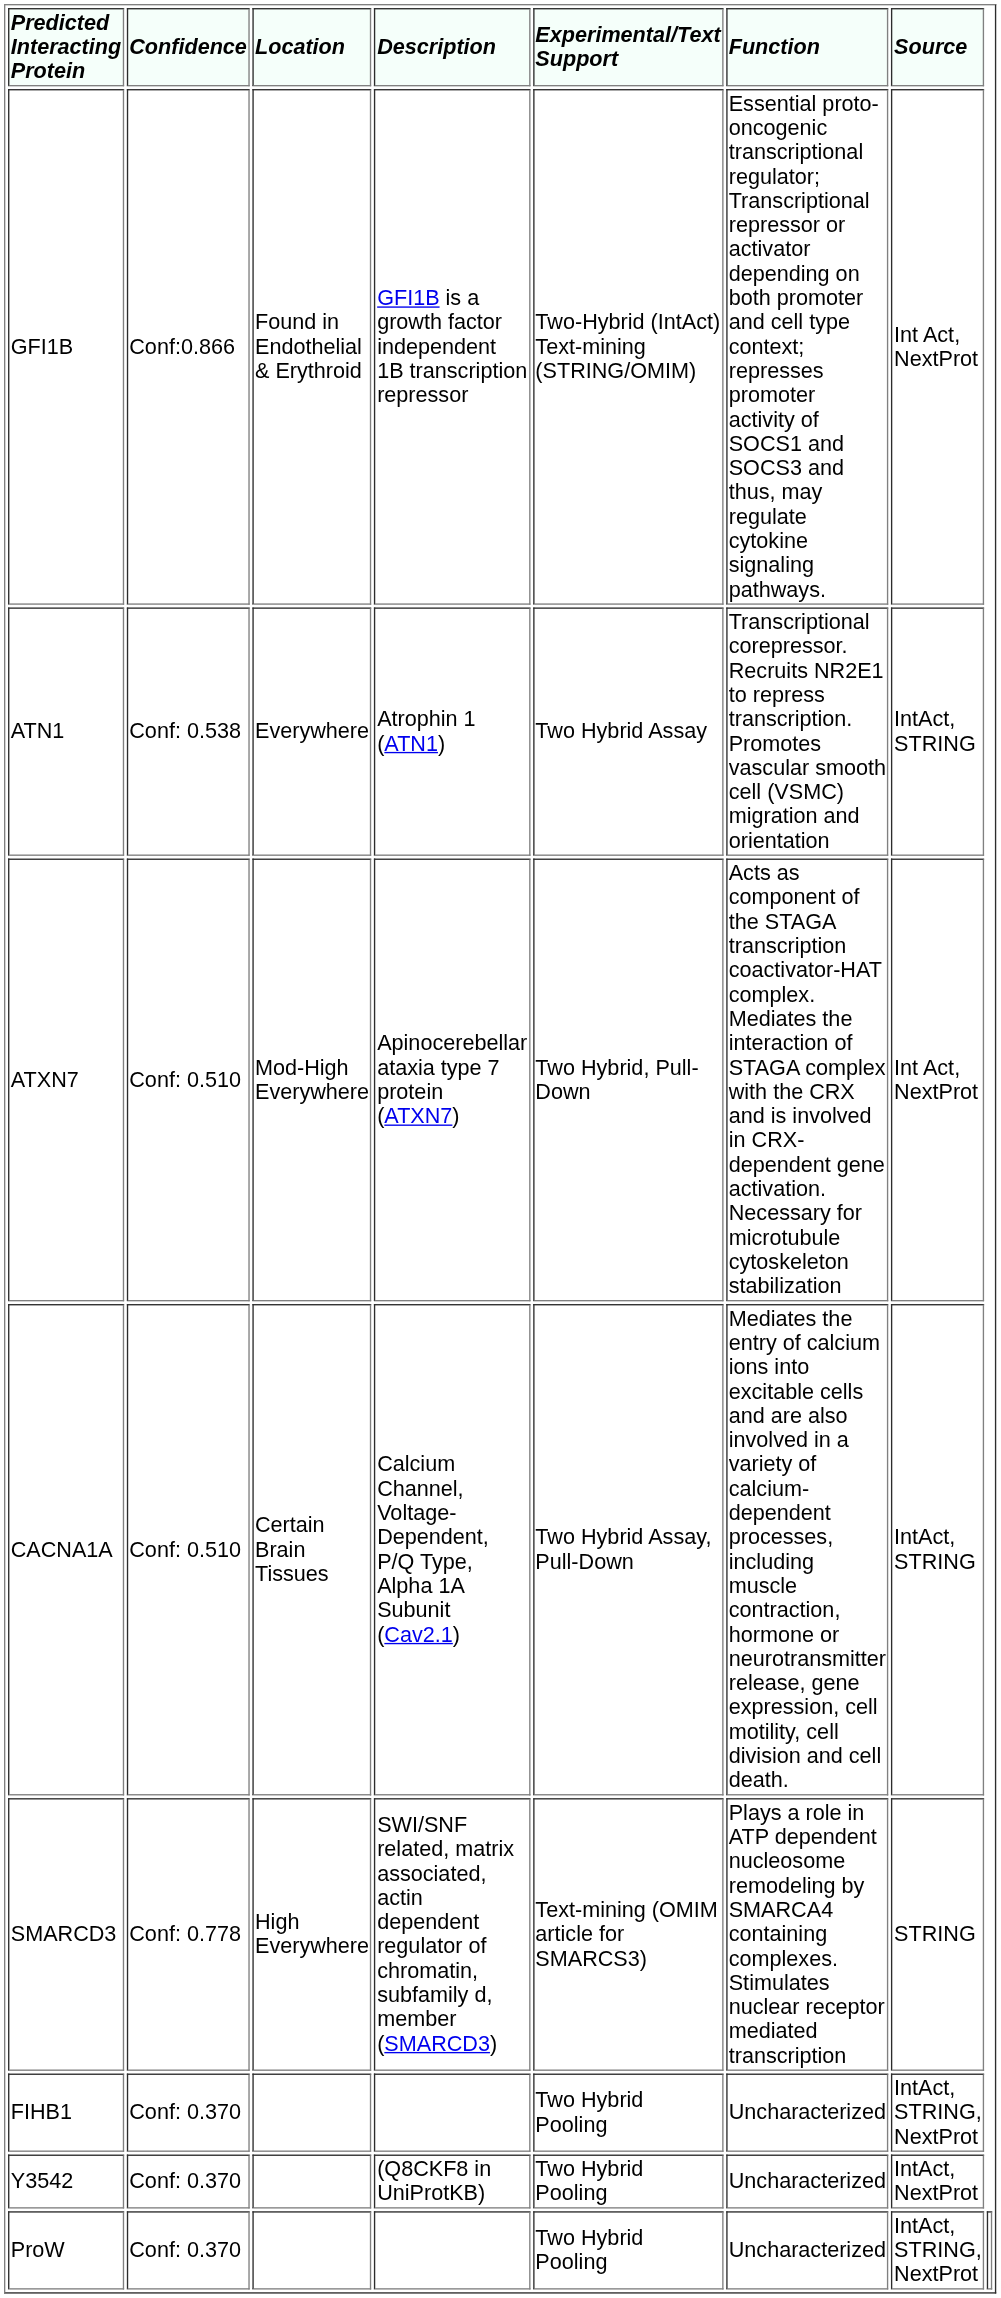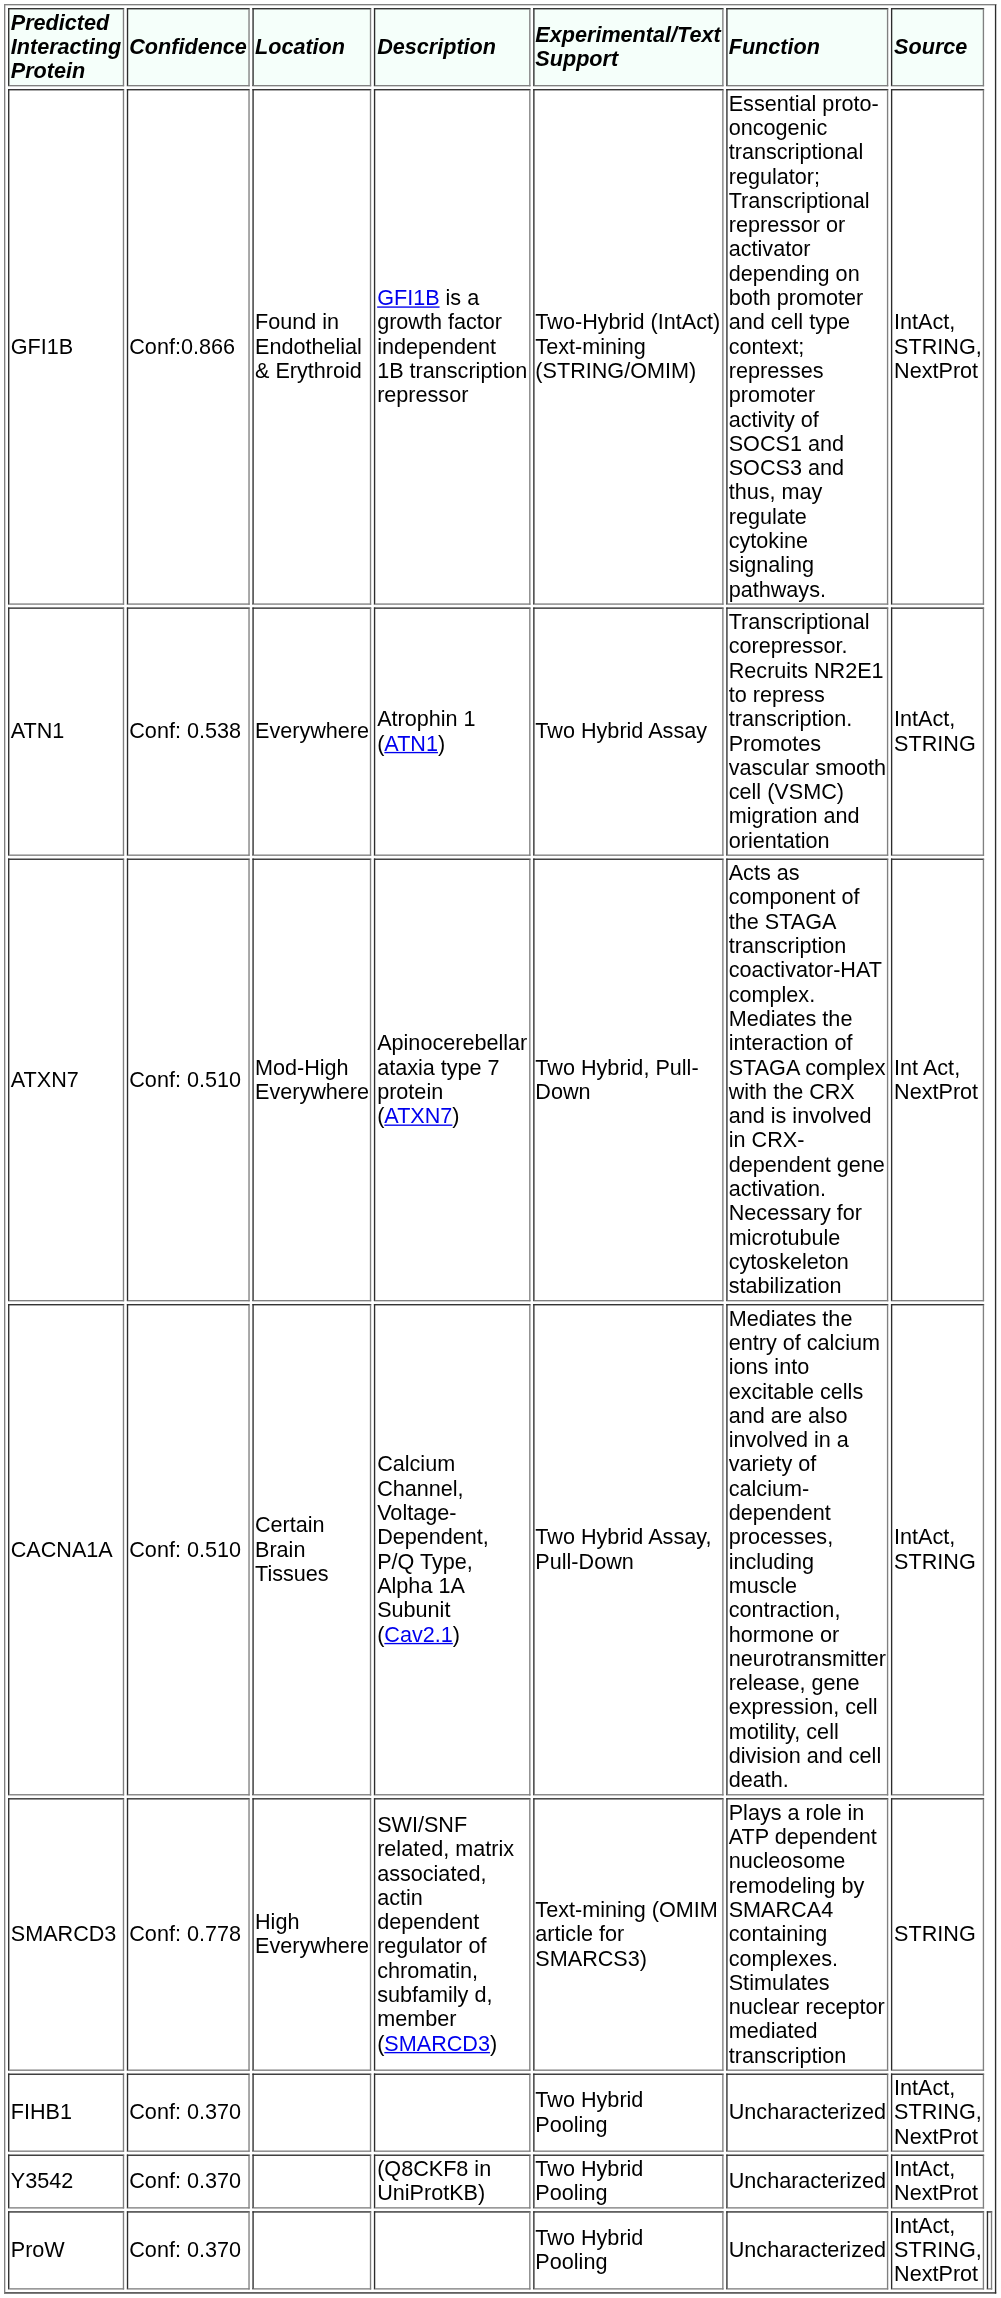(936, 346) Int Act, NextProt -> (938, 346) IntAct, STRING, NextProt
